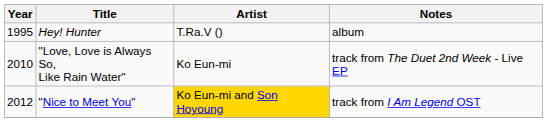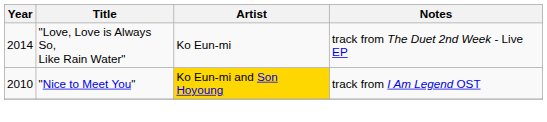- row: (70, 32)
(20, 64) 2010 -> (20, 45) 2014
(20, 102) 2012 -> (20, 84) 2010
